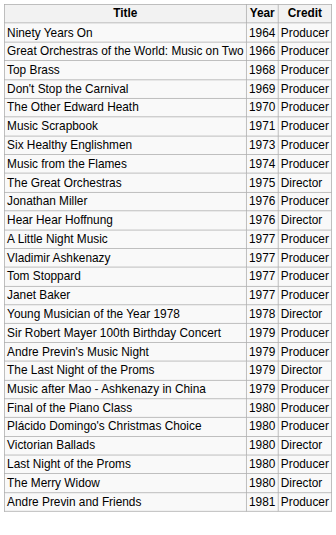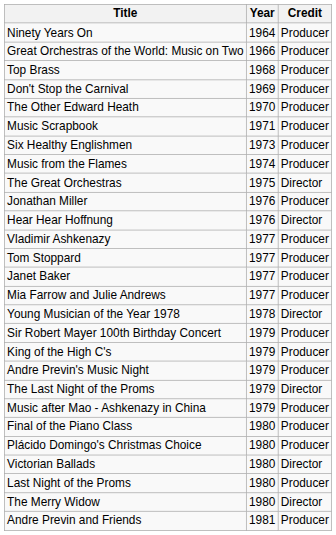- row: (57, 239)
+ row: (86, 295)
+ row: (59, 351)
